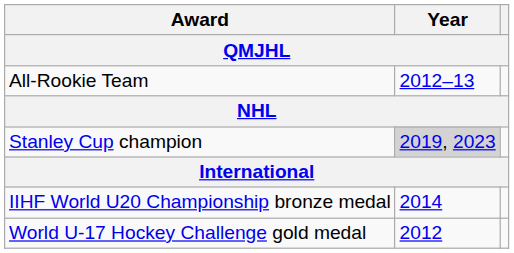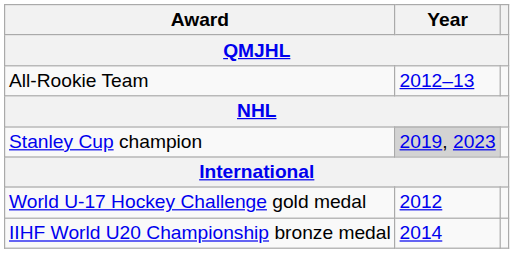rows swapped: (188, 232) <-> (200, 202)
